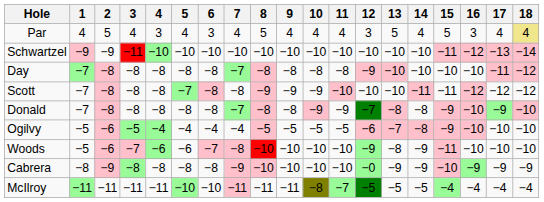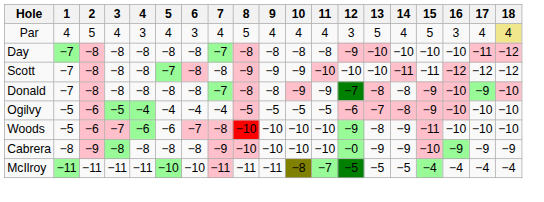- row: (37, 52)
